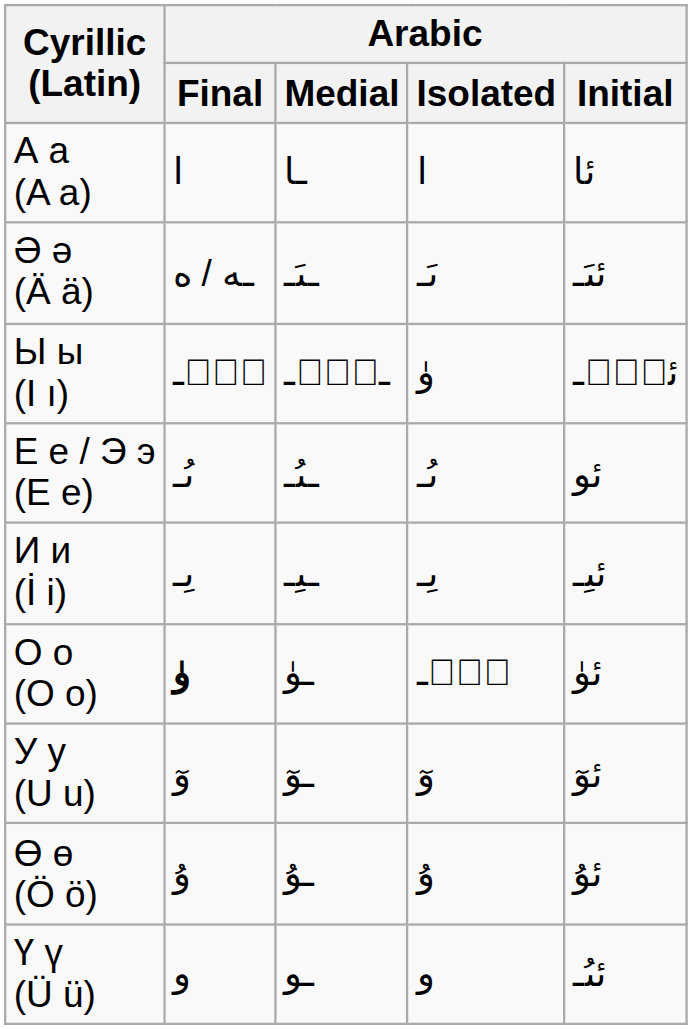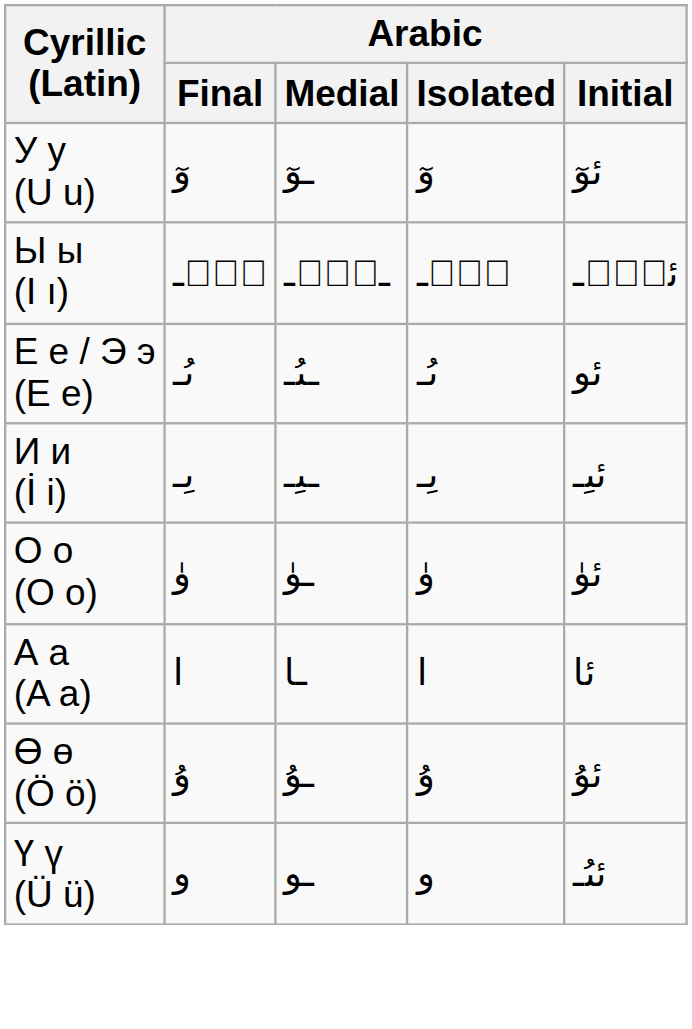rows swapped: (53, 171) <-> (55, 773)
- row: (54, 272)
(426, 373) ۈ -> (464, 273) ىُٖـ
(182, 673) bold -> (182, 573) normal
(464, 673) ىُٖـ -> (426, 573) ۈ
